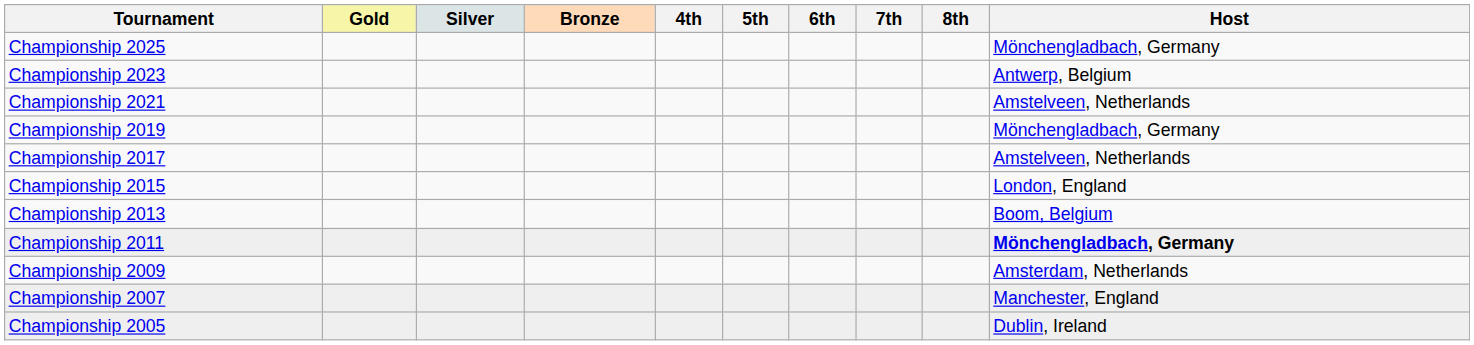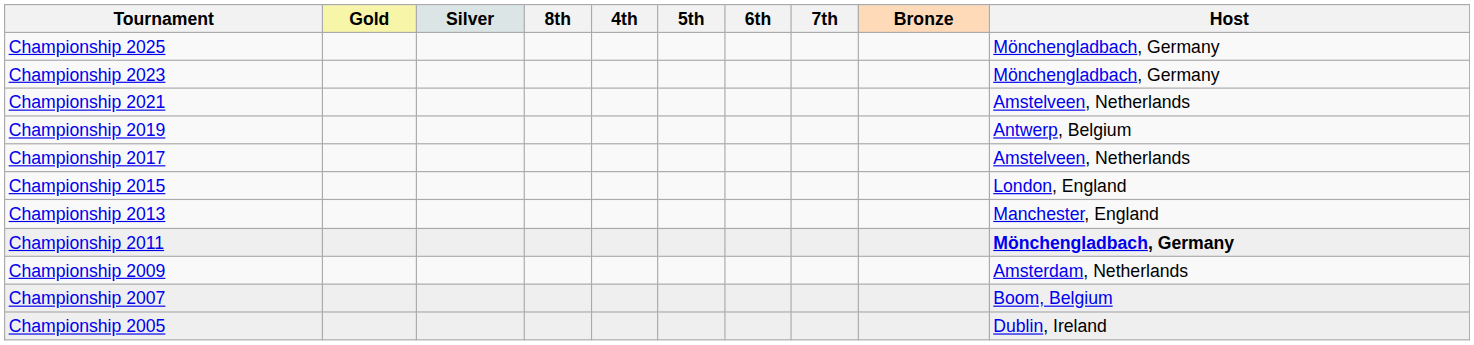columns swapped: (590, 19) <-> (956, 19)
(1062, 75) Antwerp, Belgium -> (1106, 75) Mönchengladbach, Germany
(1106, 130) Mönchengladbach, Germany -> (1062, 130) Antwerp, Belgium
(1053, 214) Boom, Belgium -> (1076, 214) Manchester, England
(1076, 298) Manchester, England -> (1053, 298) Boom, Belgium
